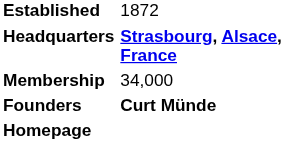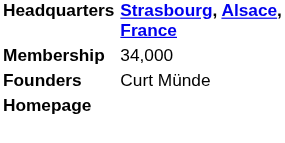- row: (51, 10)
(168, 105) bold -> (165, 80) normal
